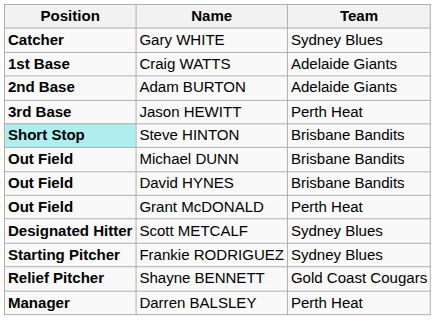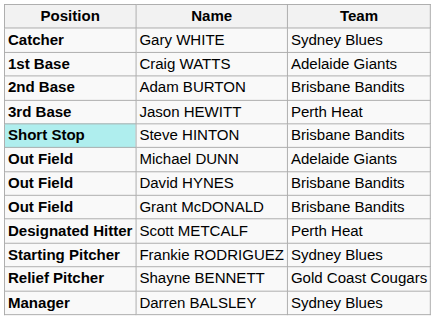(344, 87) Adelaide Giants -> (348, 87) Brisbane Bandits
(348, 159) Brisbane Bandits -> (344, 159) Adelaide Giants
(327, 207) Perth Heat -> (348, 207) Brisbane Bandits
(337, 231) Sydney Blues -> (327, 231) Perth Heat
(327, 302) Perth Heat -> (337, 302) Sydney Blues
